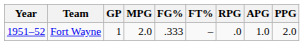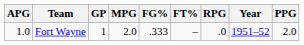columns swapped: (26, 13) <-> (258, 13)
